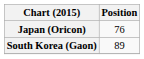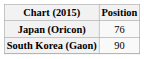(119, 45) 89 -> (119, 45) 90
